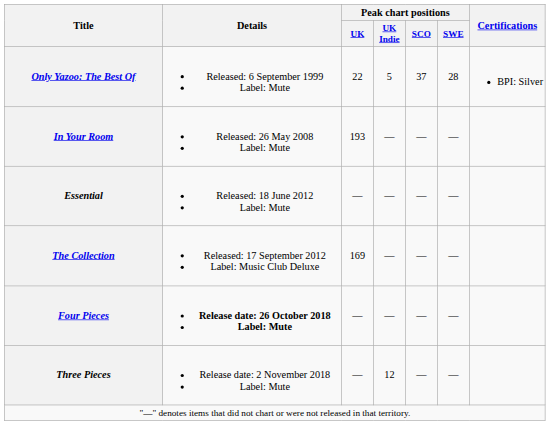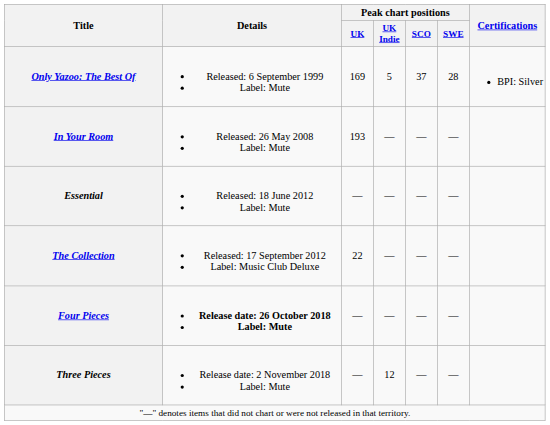(357, 76) 22 -> (357, 76) 169
(357, 255) 169 -> (357, 255) 22
